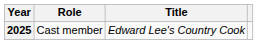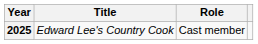columns swapped: (176, 13) <-> (70, 13)
